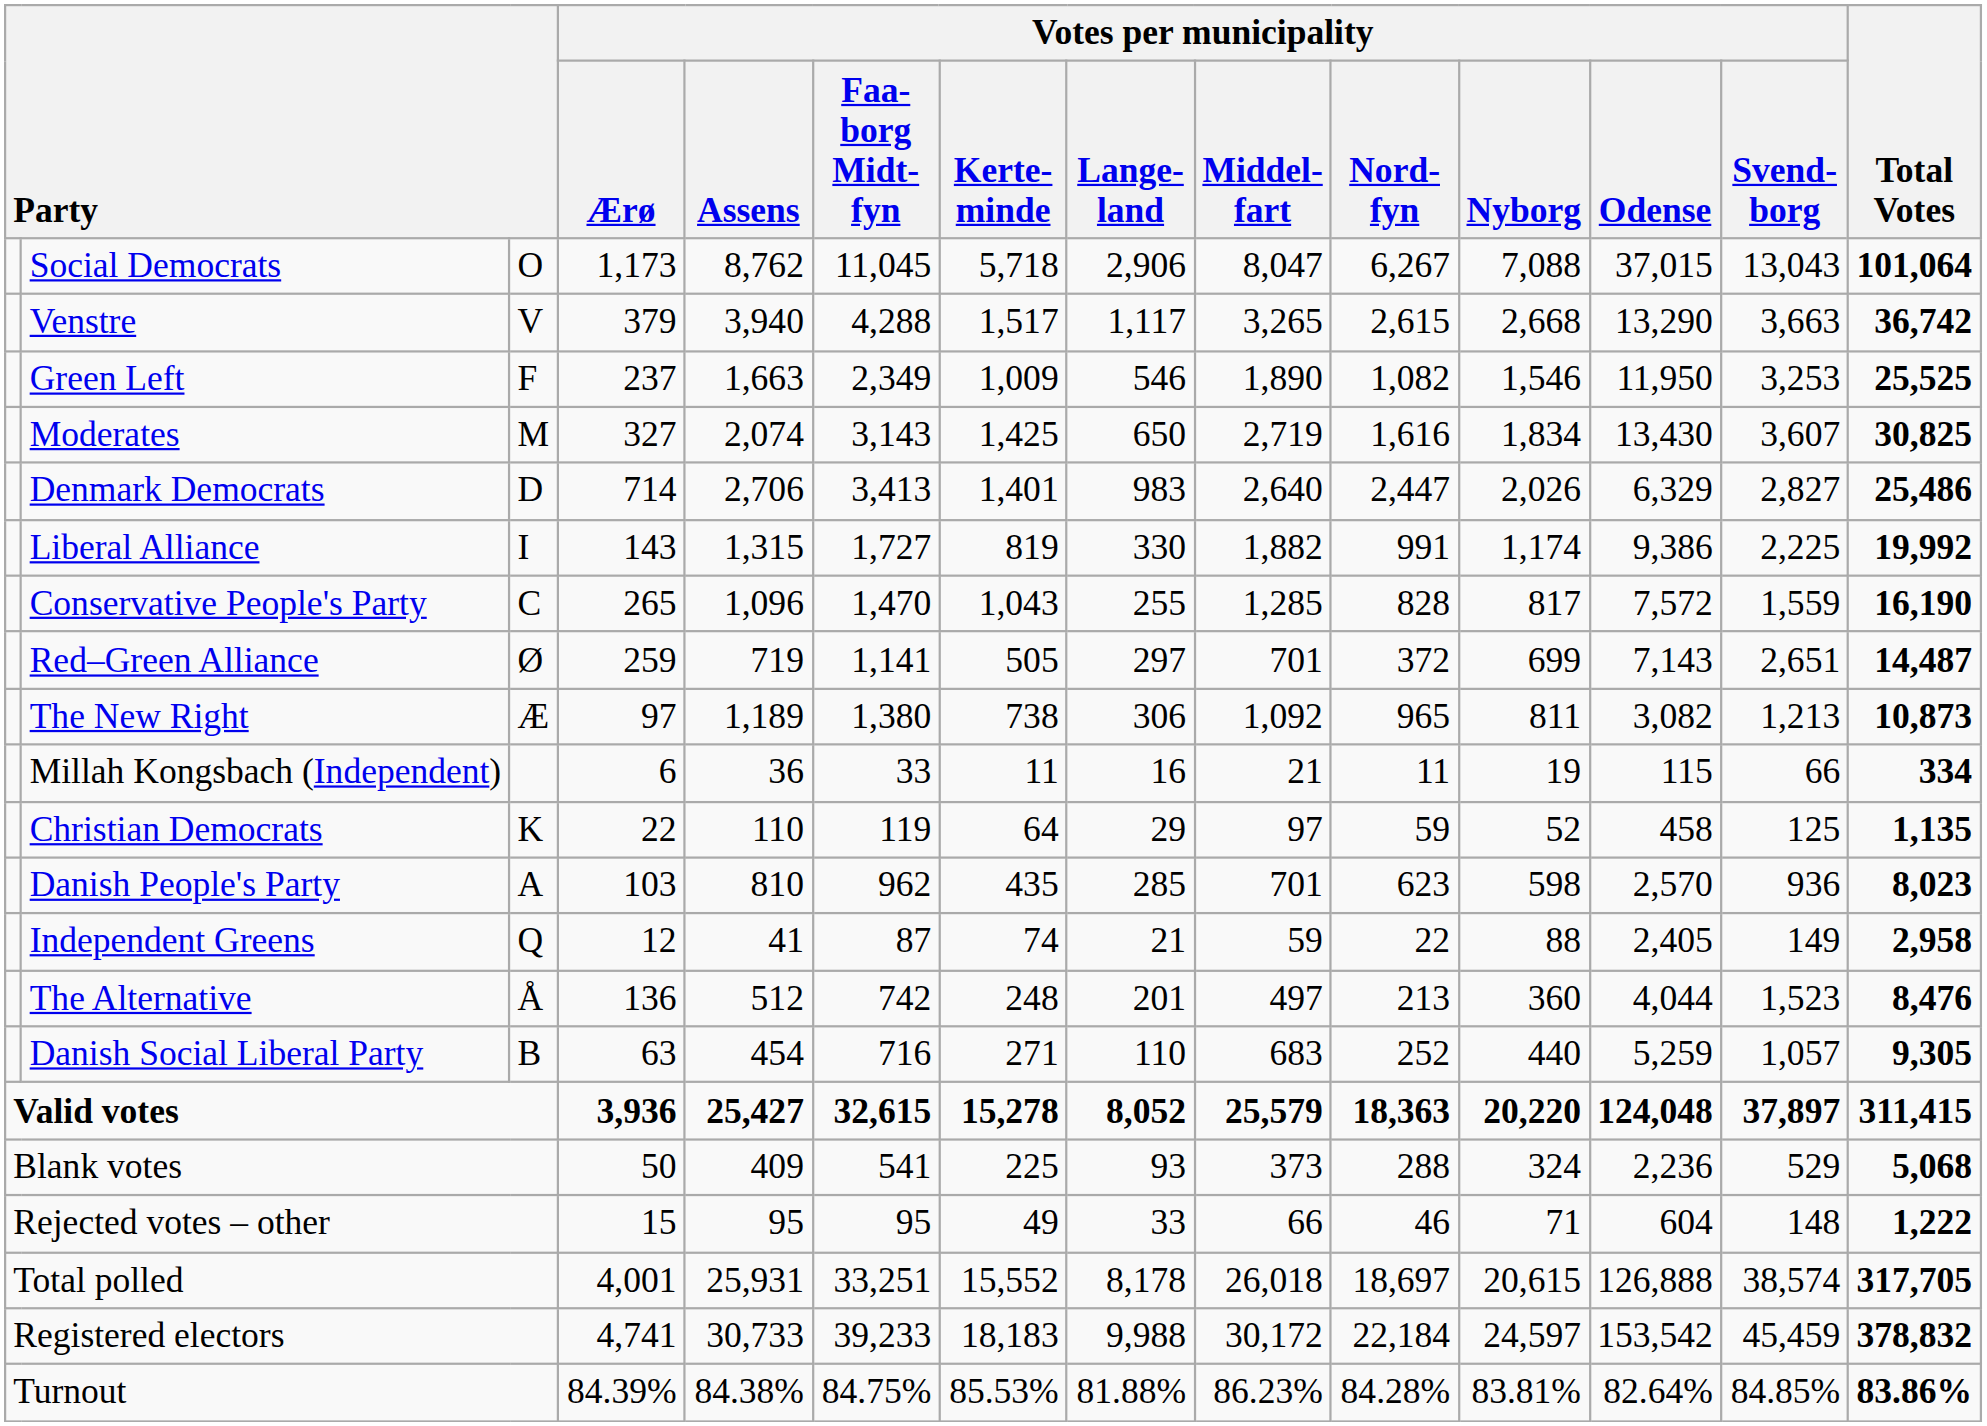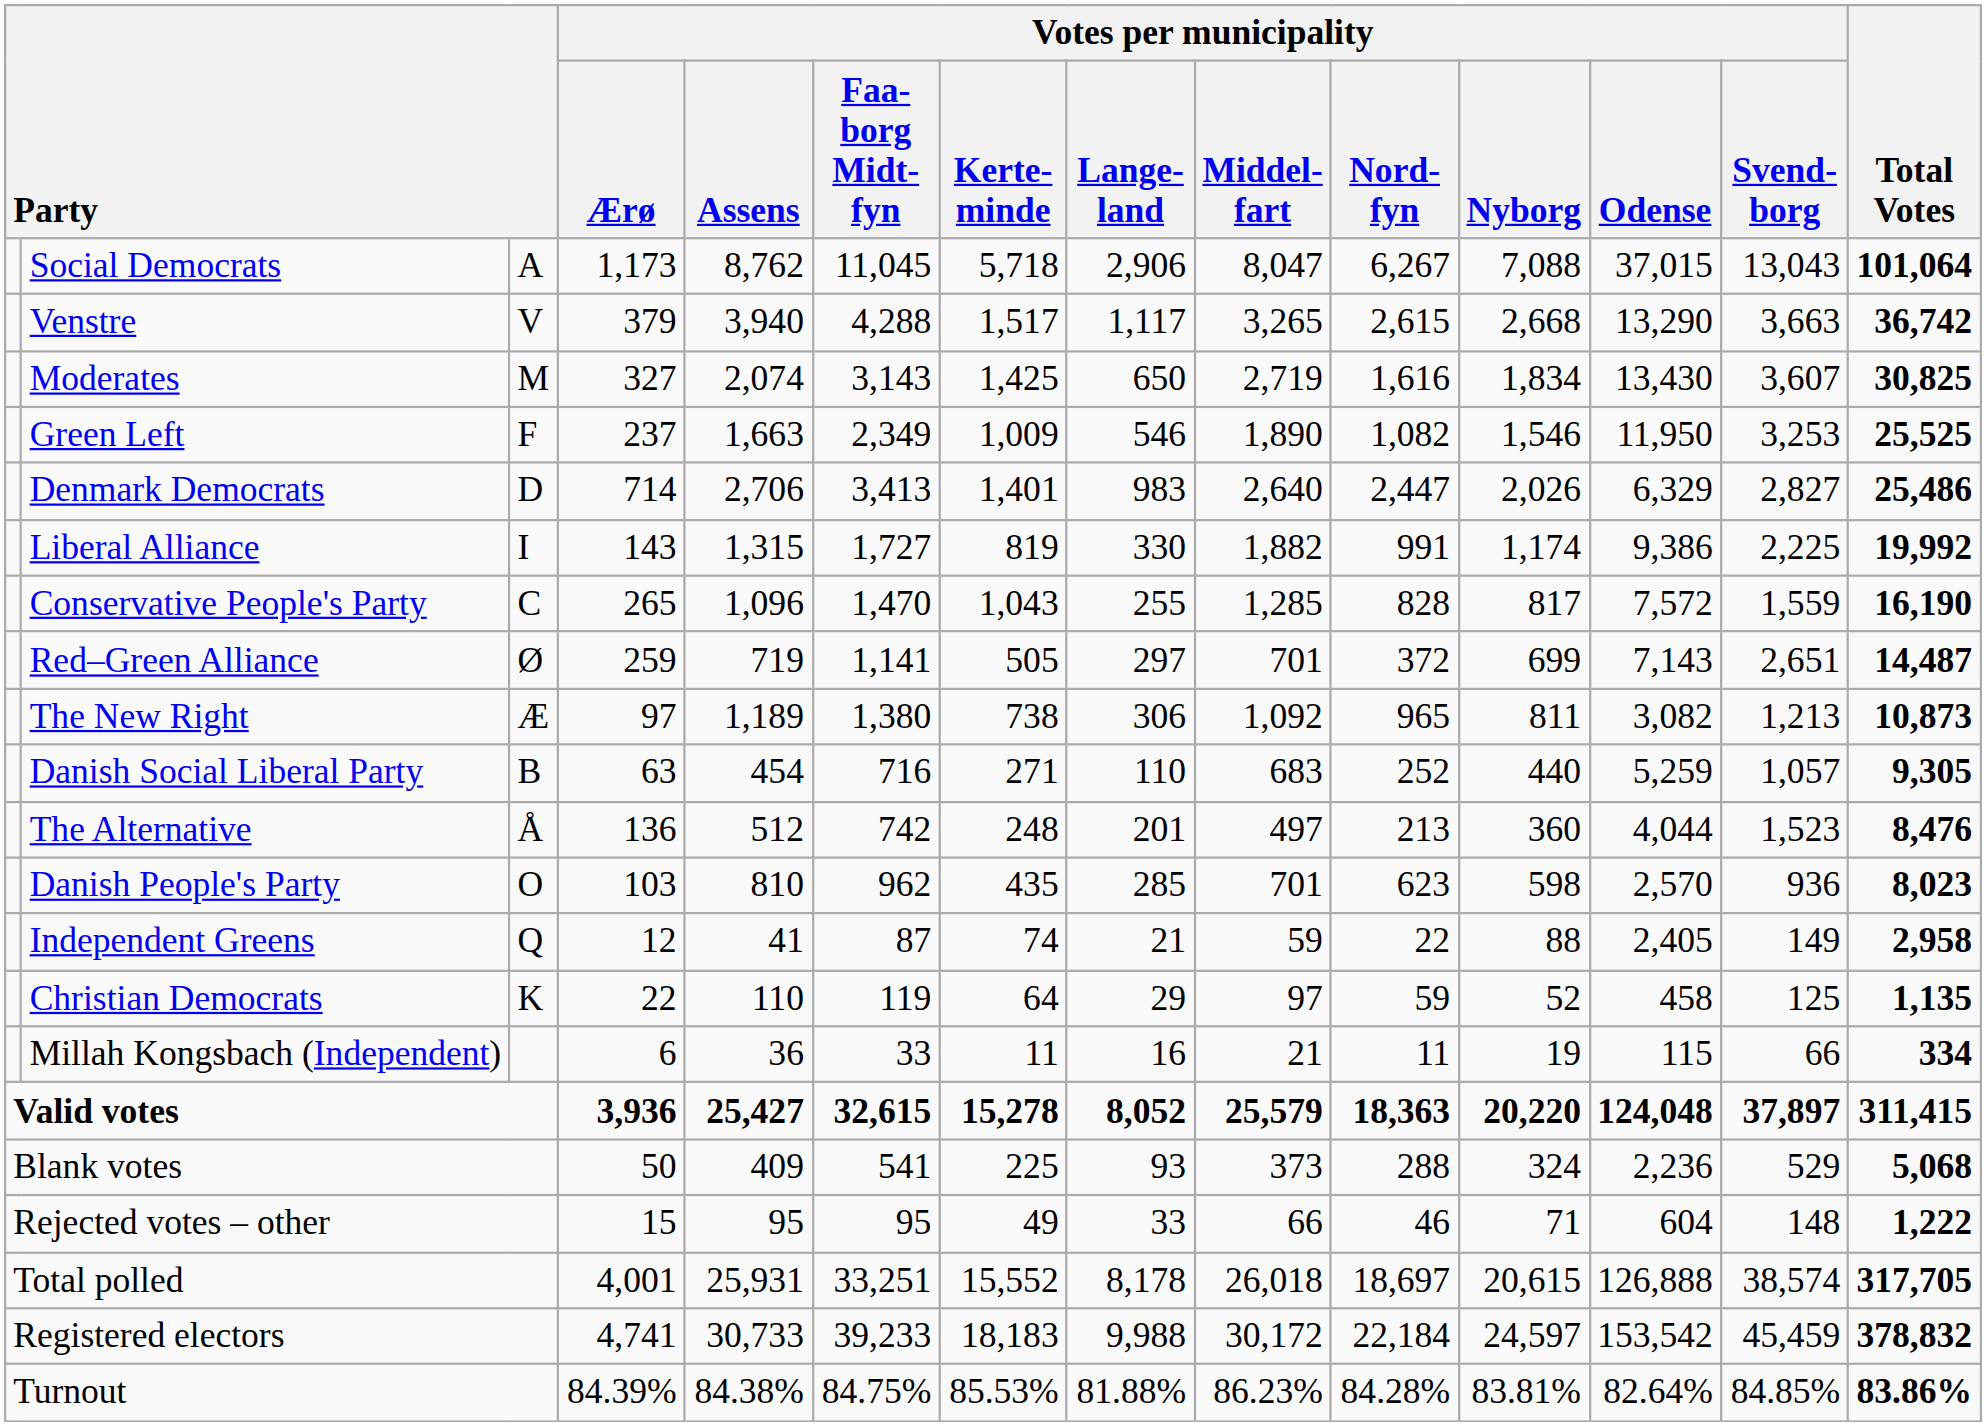(530, 265) O -> (530, 265) A
rows swapped: (105, 434) <-> (107, 377)
rows swapped: (226, 1053) <-> (265, 772)
rows swapped: (141, 997) <-> (176, 828)
(530, 884) A -> (530, 884) O
